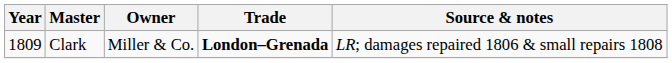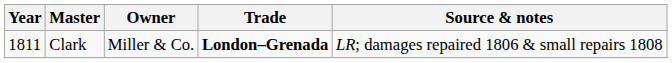(25, 44) 1809 -> (25, 44) 1811
